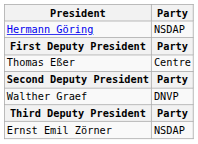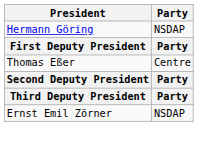- row: (47, 96)
